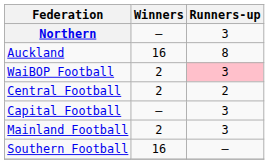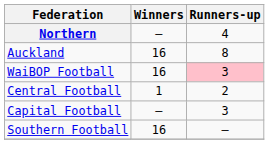(225, 33) 3 -> (225, 33) 4
(159, 72) 2 -> (159, 72) 16
(159, 91) 2 -> (159, 91) 1
- row: (68, 130)
